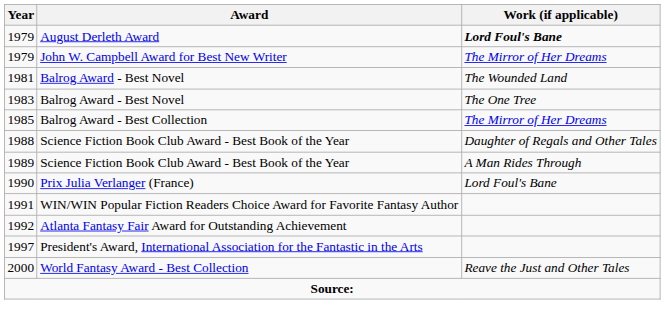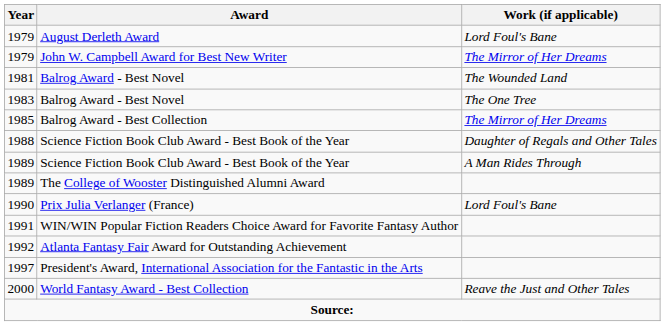(513, 36) bold -> (511, 36) normal
+ row: (21, 183)
